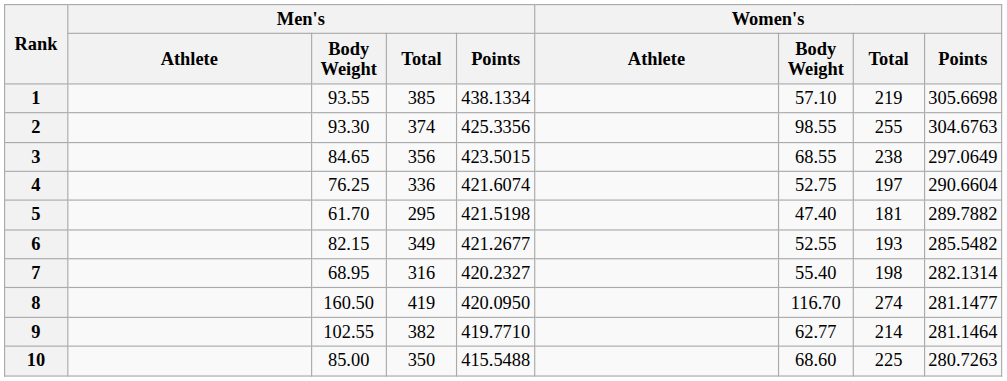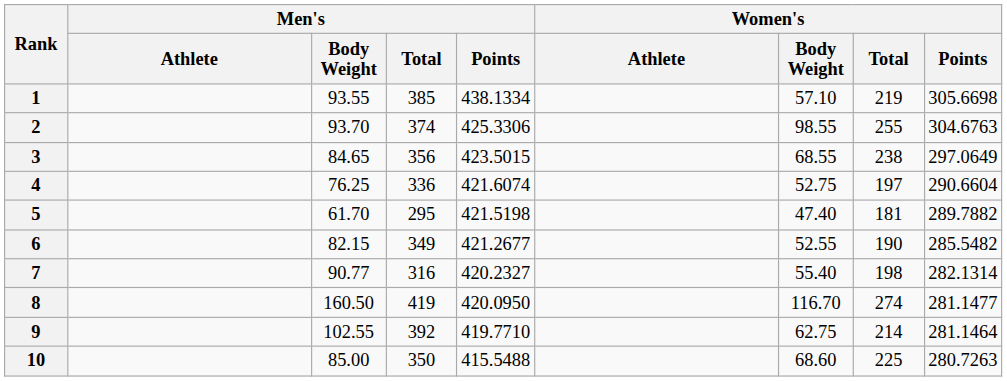(349, 127) 93.30 -> (349, 127) 93.70
(496, 127) 425.3356 -> (496, 127) 425.3306
(889, 244) 193 -> (889, 244) 190
(349, 273) 68.95 -> (349, 273) 90.77
(421, 331) 382 -> (421, 331) 392
(816, 331) 62.77 -> (816, 331) 62.75
